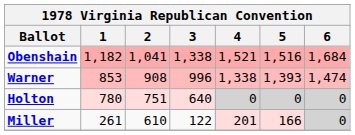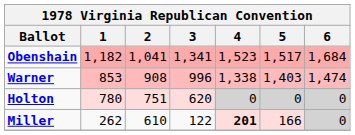(193, 57) 1,338 -> (193, 57) 1,341
(237, 57) 1,521 -> (237, 57) 1,523
(282, 57) 1,516 -> (282, 57) 1,517
(282, 78) 1,393 -> (282, 78) 1,403
(200, 99) 640 -> (200, 99) 620
(111, 120) 261 -> (111, 120) 262
(245, 120) normal -> (245, 120) bold
